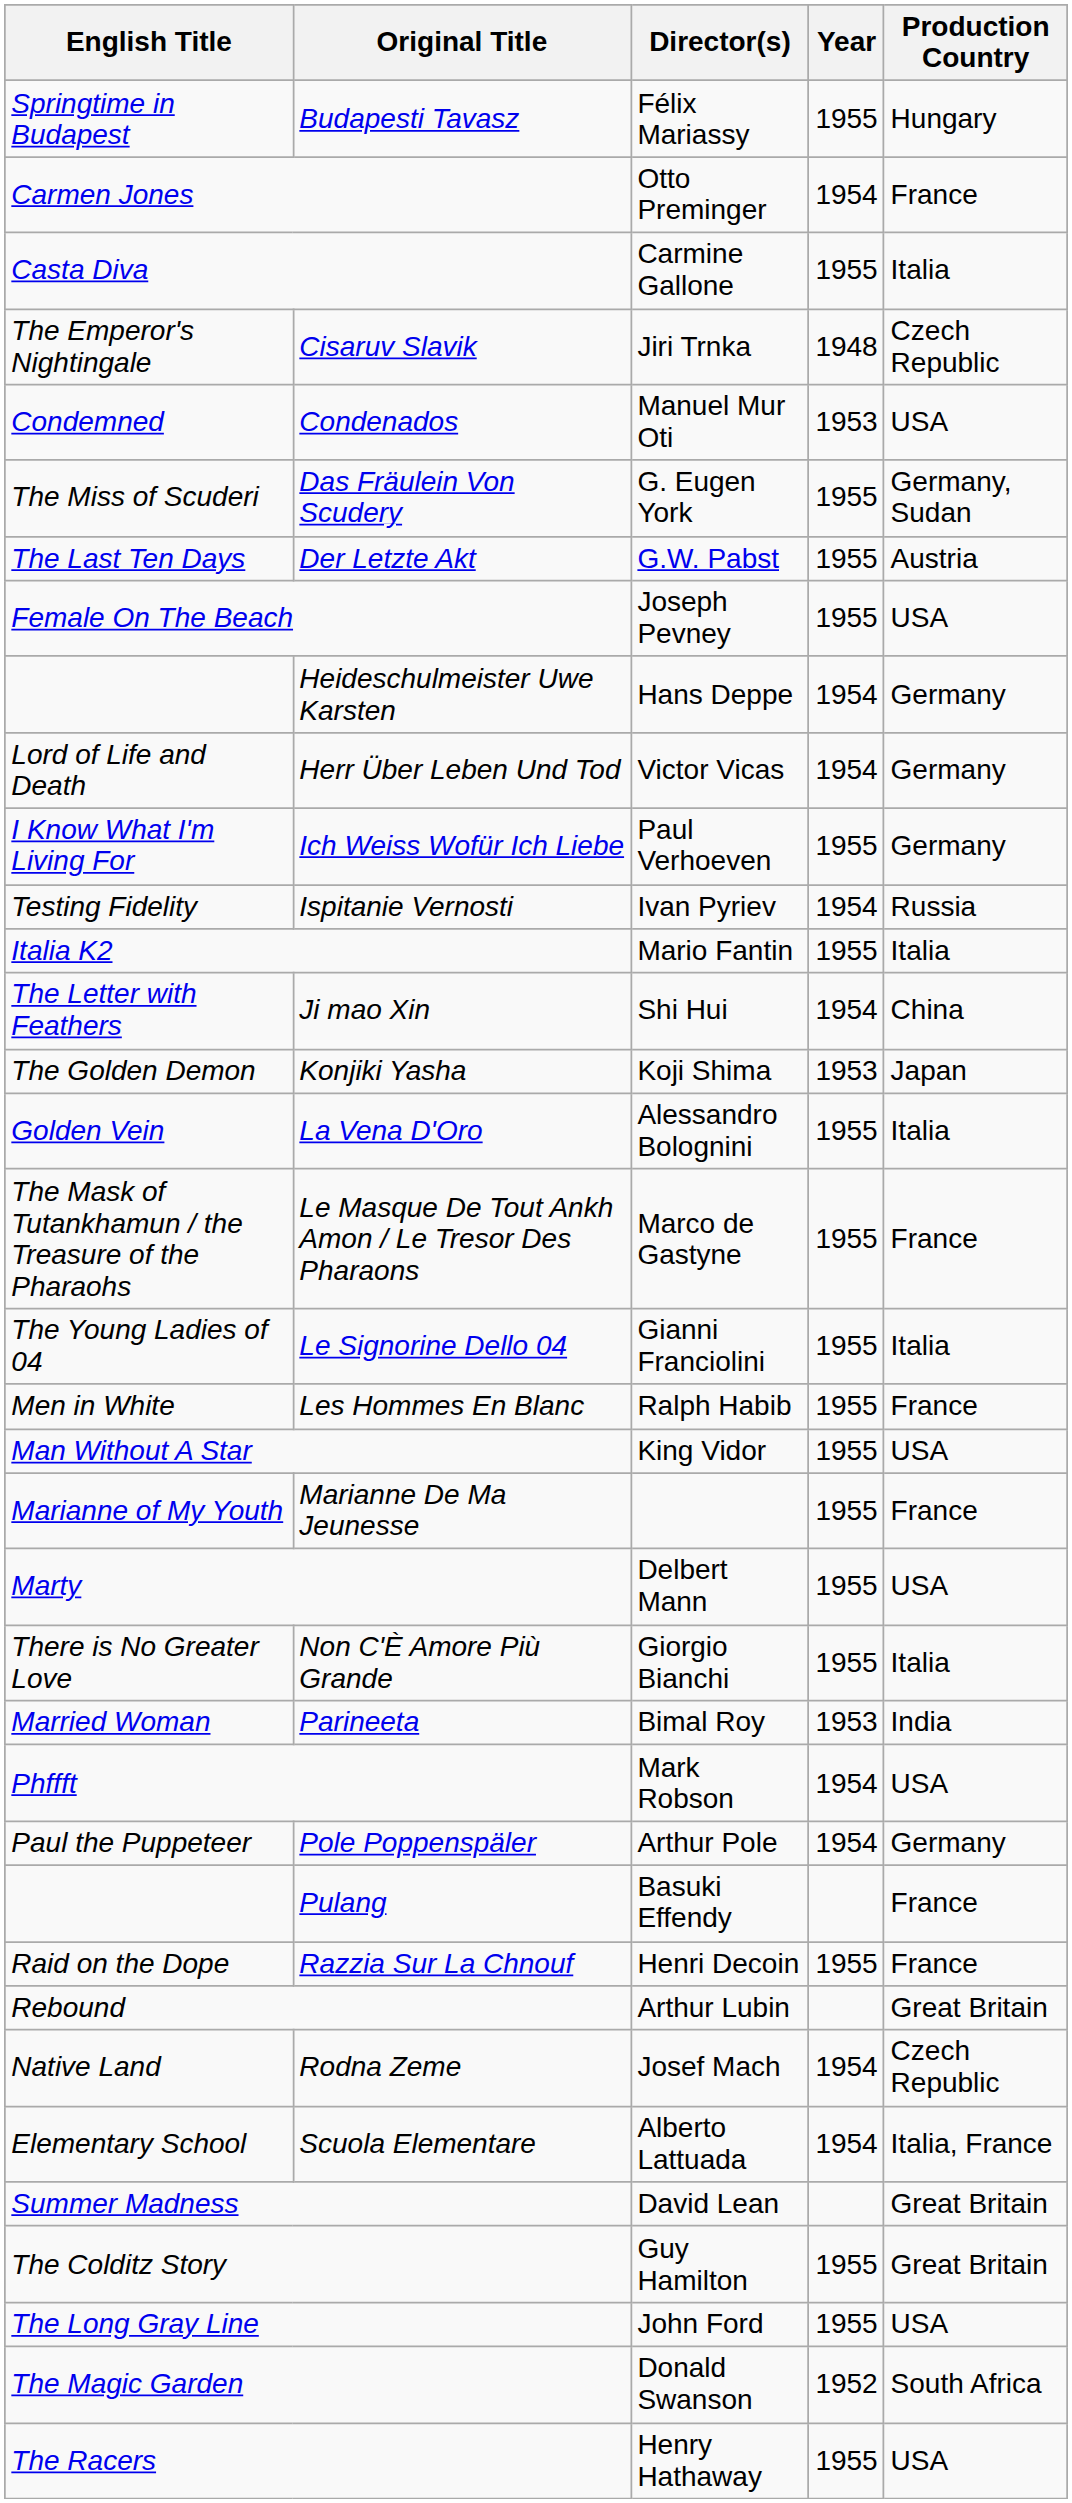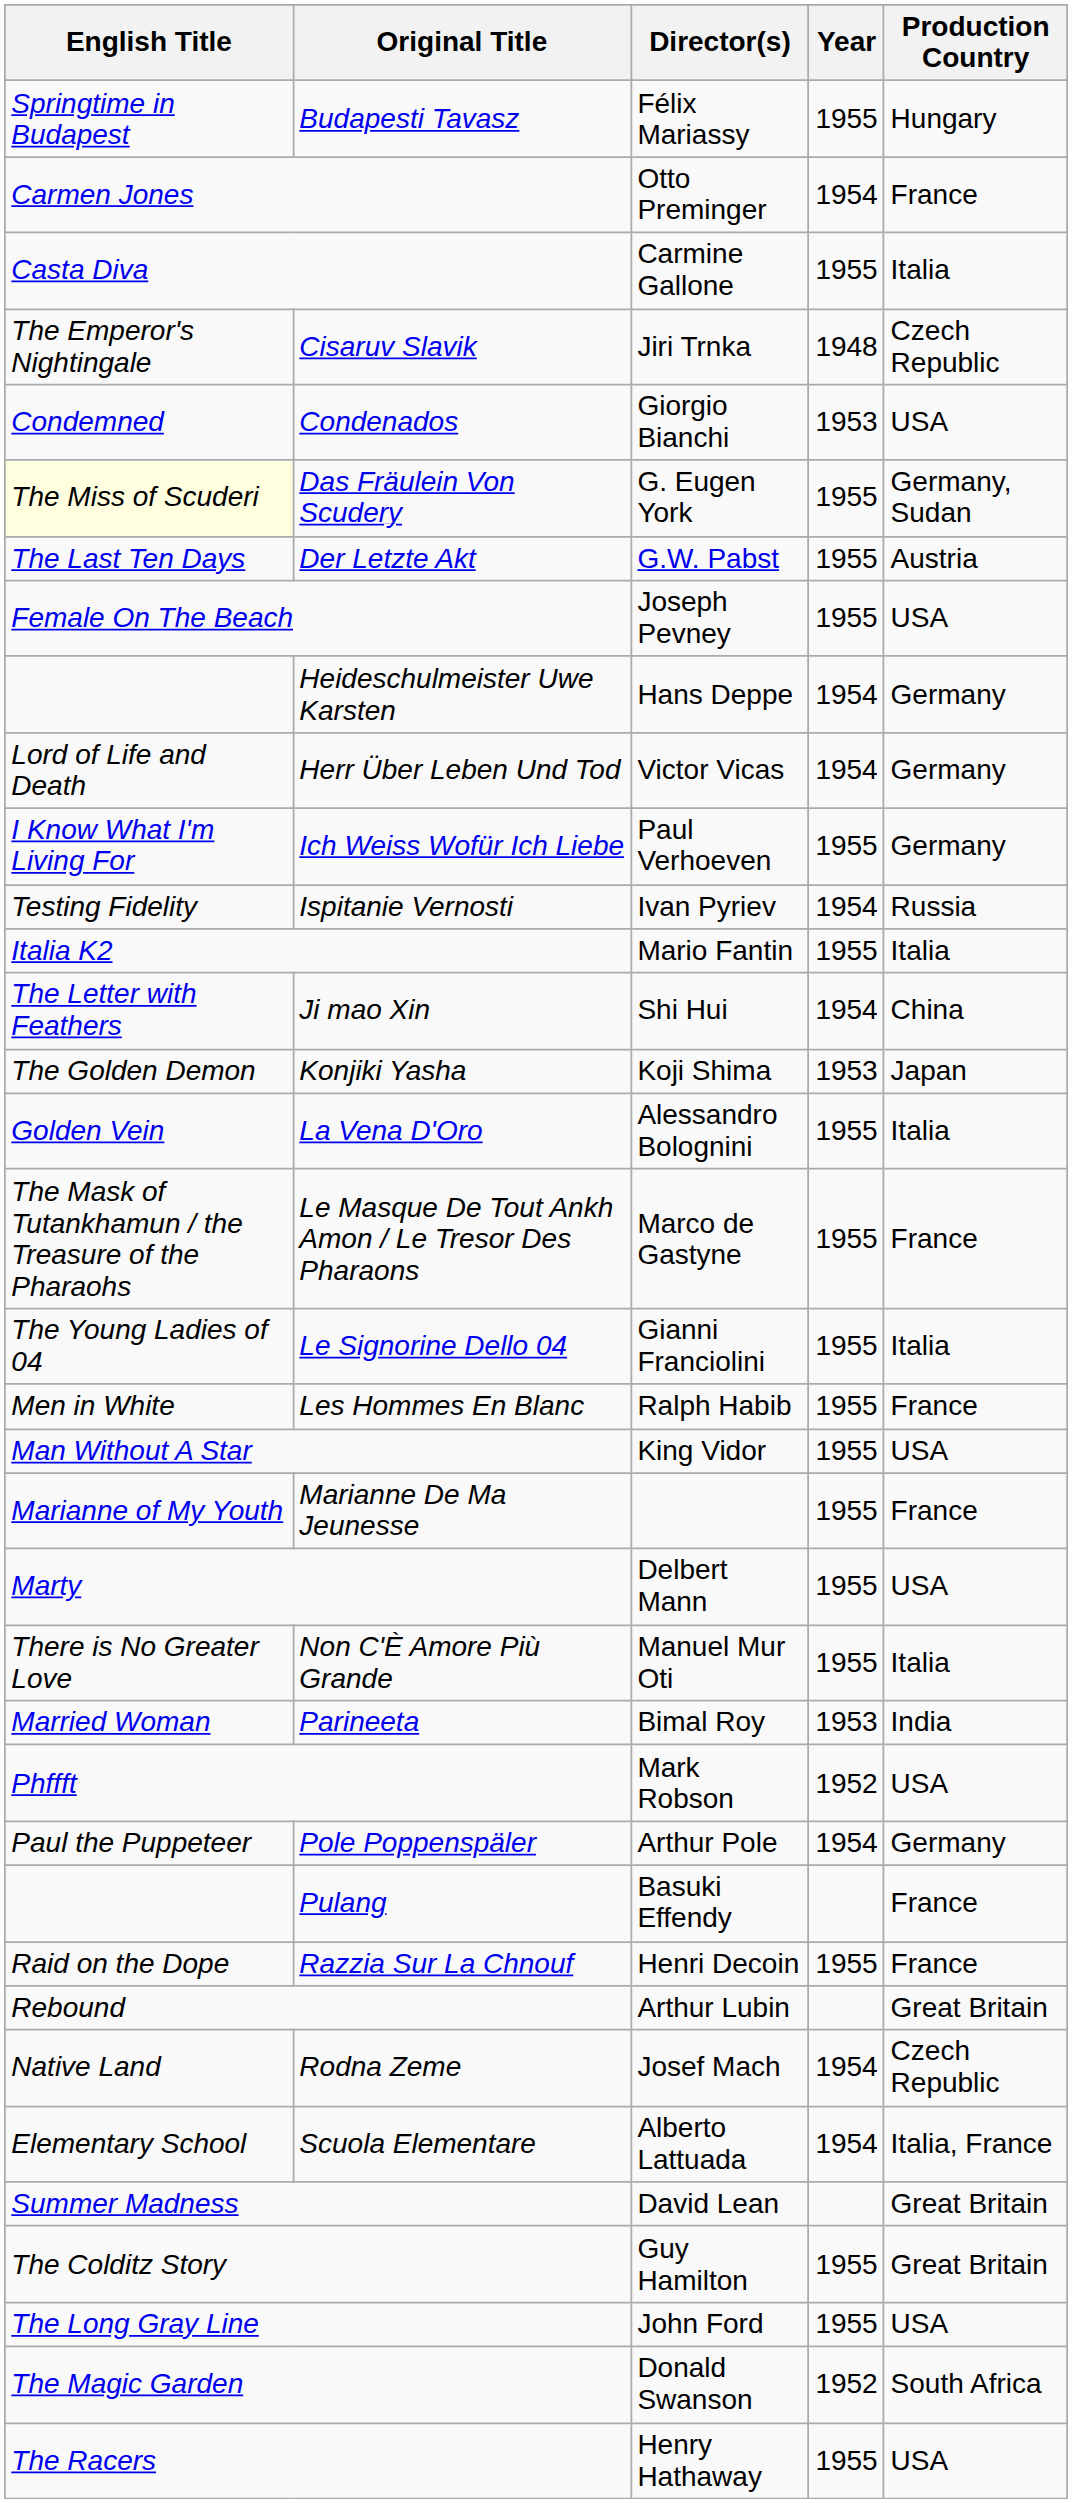(711, 421) Manuel Mur Oti -> (683, 421) Giorgio Bianchi
(135, 497) no background -> (135, 497) lightyellow background
(683, 1662) Giorgio Bianchi -> (711, 1662) Manuel Mur Oti
(847, 1782) 1954 -> (847, 1782) 1952
